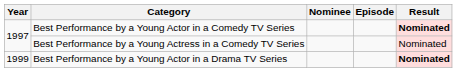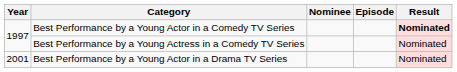(18, 59) 1999 -> (18, 59) 2001
(424, 59) bold -> (423, 59) normal
